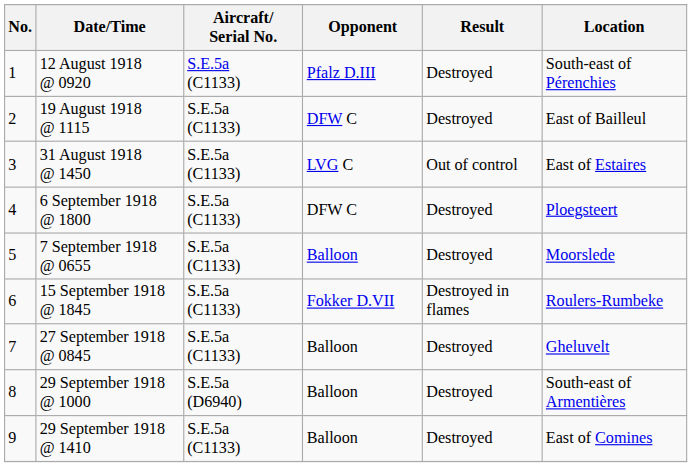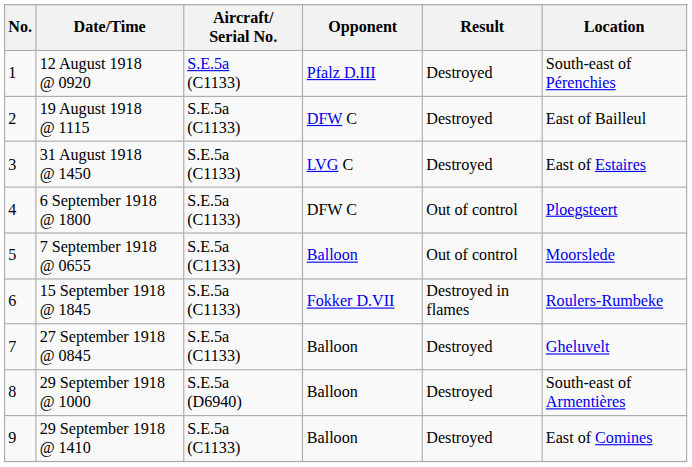(472, 164) Out of control -> (459, 164) Destroyed
(459, 210) Destroyed -> (472, 210) Out of control
(459, 255) Destroyed -> (472, 255) Out of control
